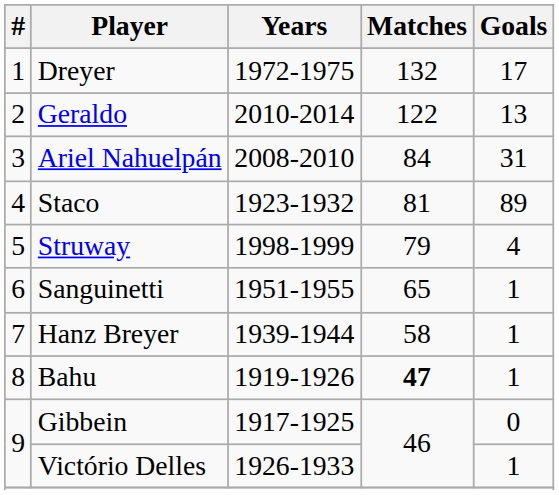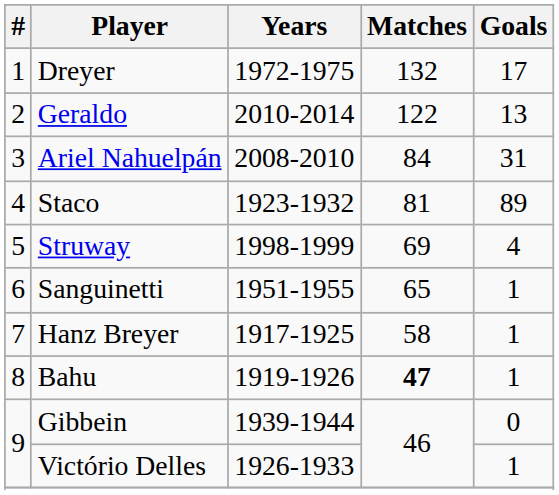(417, 245) 79 -> (417, 245) 69
(294, 333) 1939-1944 -> (294, 333) 1917-1925
(294, 421) 1917-1925 -> (294, 421) 1939-1944
